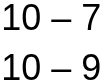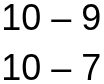rows swapped: (51, 67) <-> (51, 18)
